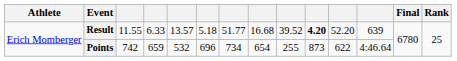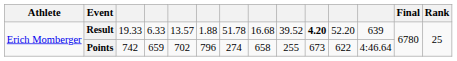(130, 30) 11.55 -> (130, 30) 19.33
(208, 30) 5.18 -> (208, 30) 1.88
(234, 30) 51.77 -> (234, 30) 51.78
(182, 48) 532 -> (182, 48) 702
(208, 48) 696 -> (208, 48) 796
(234, 48) 734 -> (234, 48) 274
(262, 48) 654 -> (263, 48) 658
(317, 48) 873 -> (317, 48) 673
